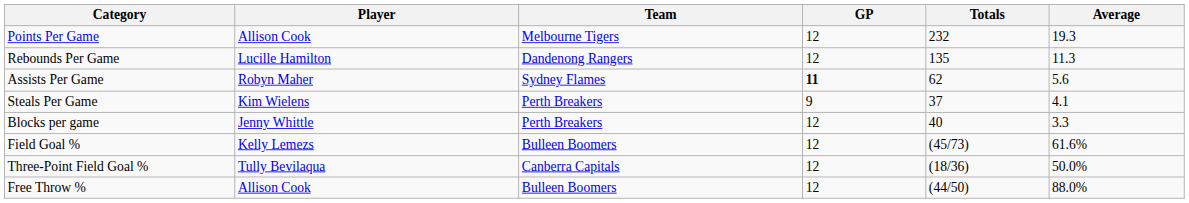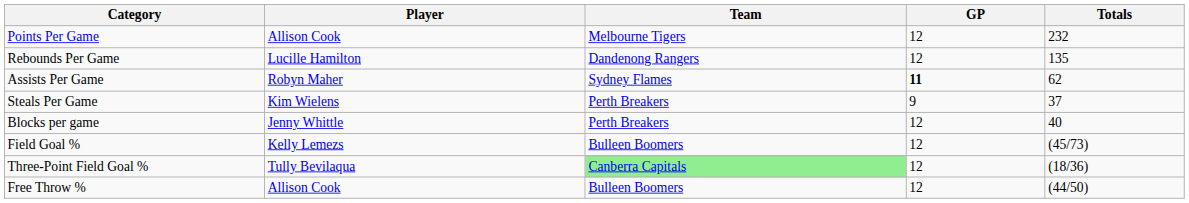- column: (1116, 15)
(571, 166) no background -> (637, 166) lightgreen background
